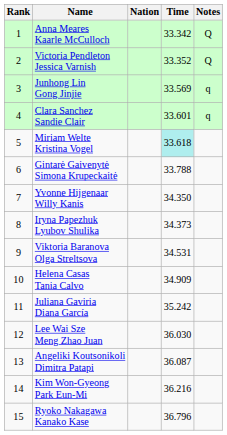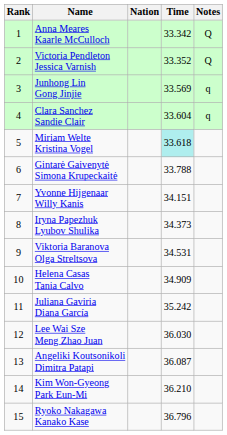(178, 116) 33.601 -> (178, 116) 33.604
(178, 198) 34.350 -> (178, 198) 34.151
(178, 389) 36.216 -> (178, 389) 36.210
